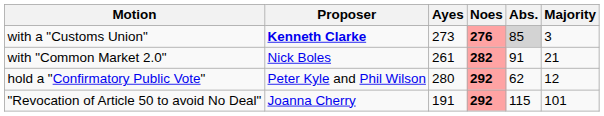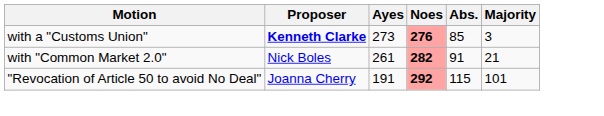(516, 36) lightgrey background -> (457, 36) no background
- row: (106, 79)
